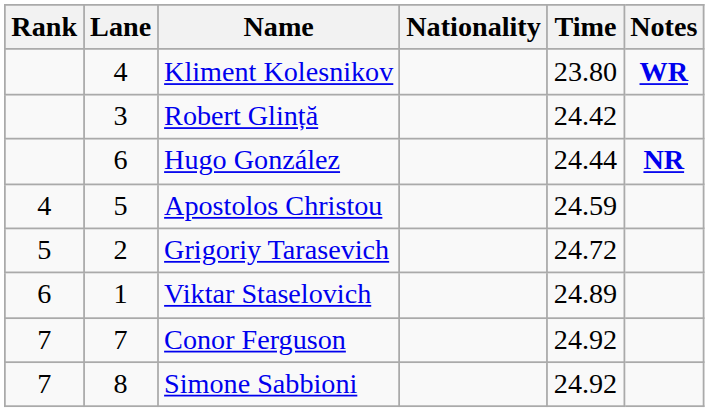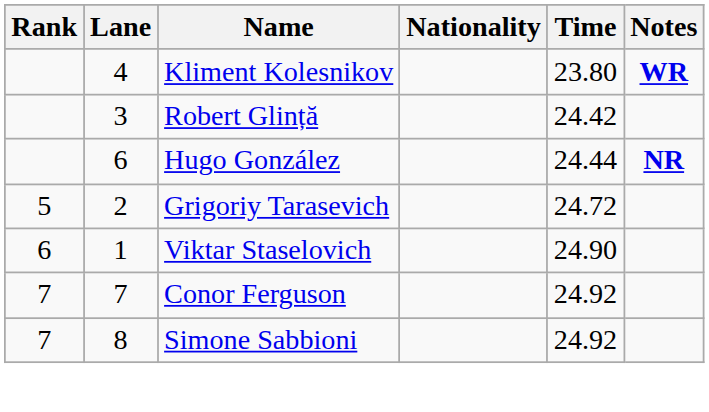- row: (273, 205)
(585, 294) 24.89 -> (585, 250) 24.90
